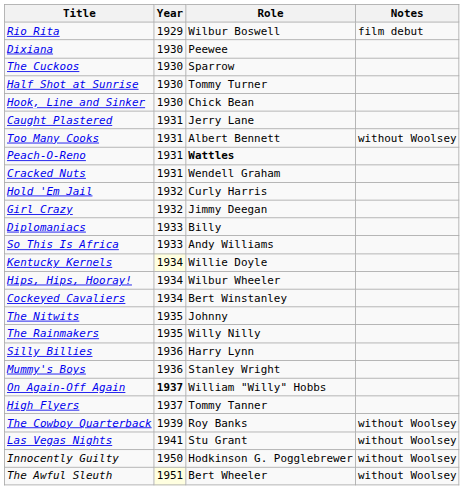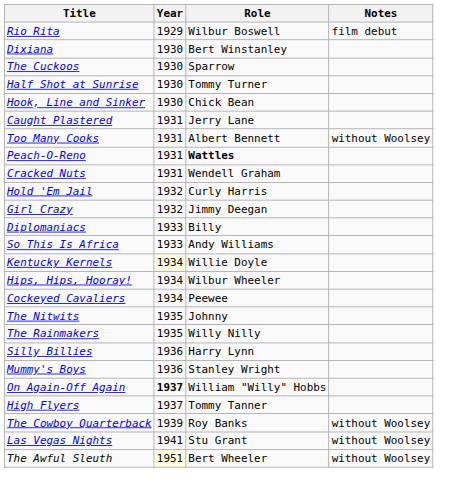(208, 49) Peewee -> (238, 49) Bert Winstanley
(238, 298) Bert Winstanley -> (208, 298) Peewee
- row: (63, 458)
